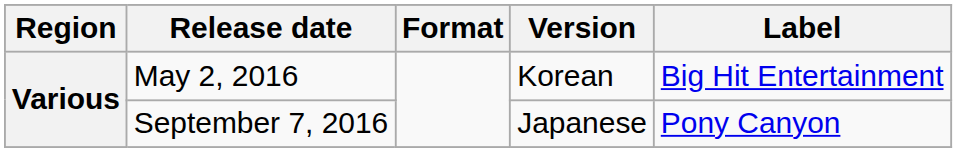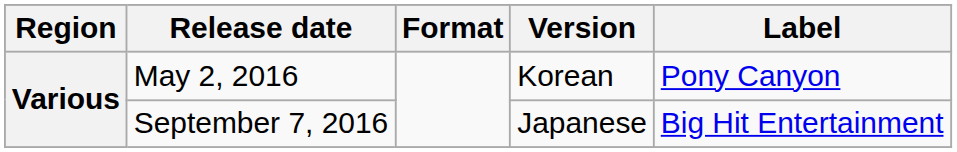(802, 75) Big Hit Entertainment -> (751, 75) Pony Canyon
(751, 123) Pony Canyon -> (802, 123) Big Hit Entertainment
